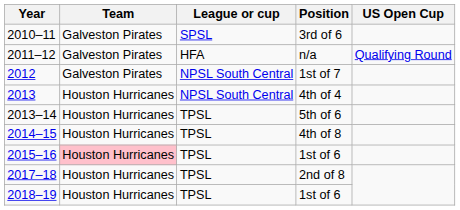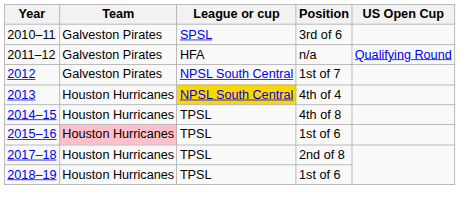(237, 94) no background -> (237, 94) gold background
- row: (32, 114)
